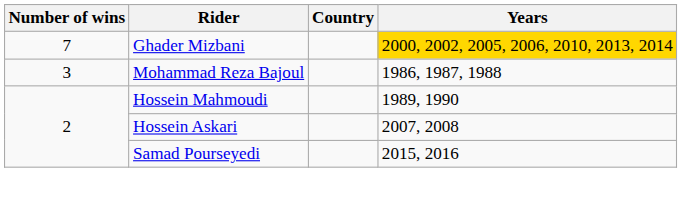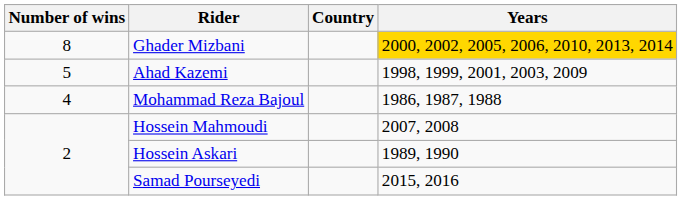(67, 45) 7 -> (67, 45) 8
+ row: (180, 72)
(67, 72) 3 -> (67, 99) 4
(420, 99) 1989, 1990 -> (420, 126) 2007, 2008
(420, 126) 2007, 2008 -> (420, 153) 1989, 1990
